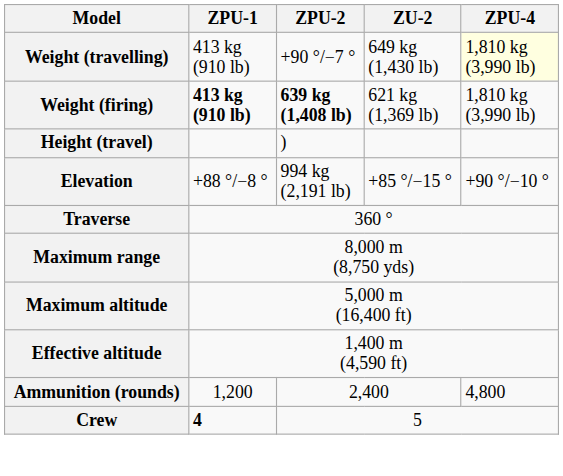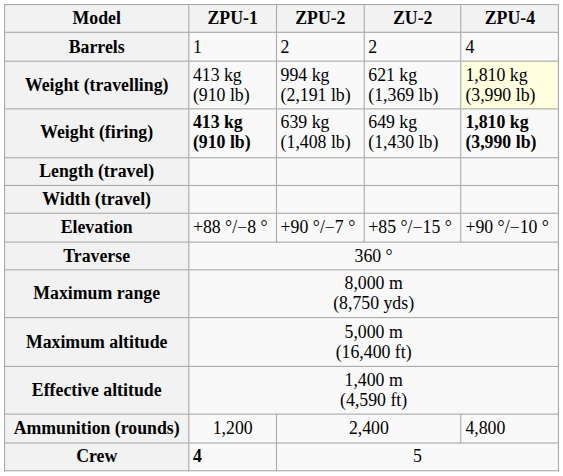+ row: (97, 46)
(318, 56) +90 °/−7 ° -> (316, 84) 994 kg (2,191 lb)
(403, 56) 649 kg (1,430 lb) -> (403, 84) 621 kg (1,369 lb)
(316, 104) bold -> (316, 133) normal
(403, 104) 621 kg (1,369 lb) -> (403, 133) 649 kg (1,430 lb)
(500, 104) normal -> (501, 133) bold
+ row: (97, 171)
+ row: (97, 199)
- row: (97, 143)
(316, 181) 994 kg (2,191 lb) -> (318, 227) +90 °/−7 °
